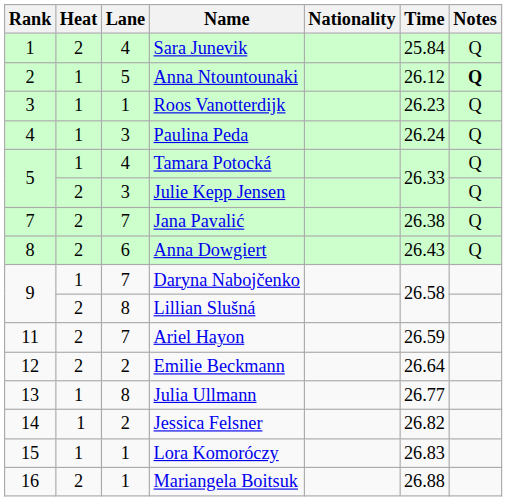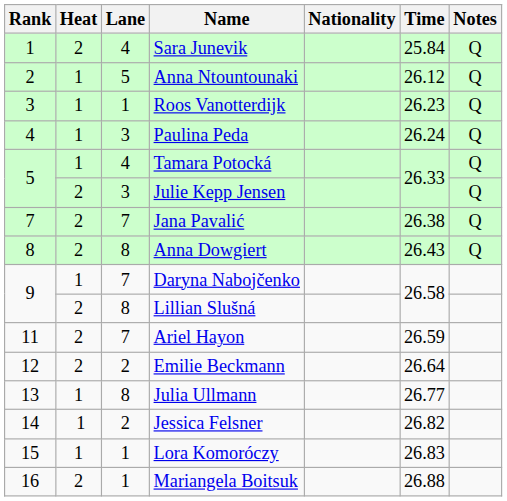(475, 76) bold -> (475, 76) normal
(125, 250) 6 -> (125, 250) 8
